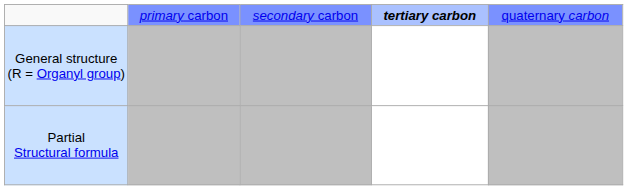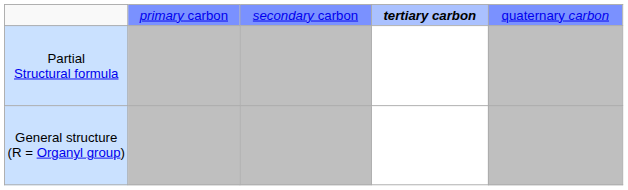rows swapped: (66, 66) <-> (66, 145)
